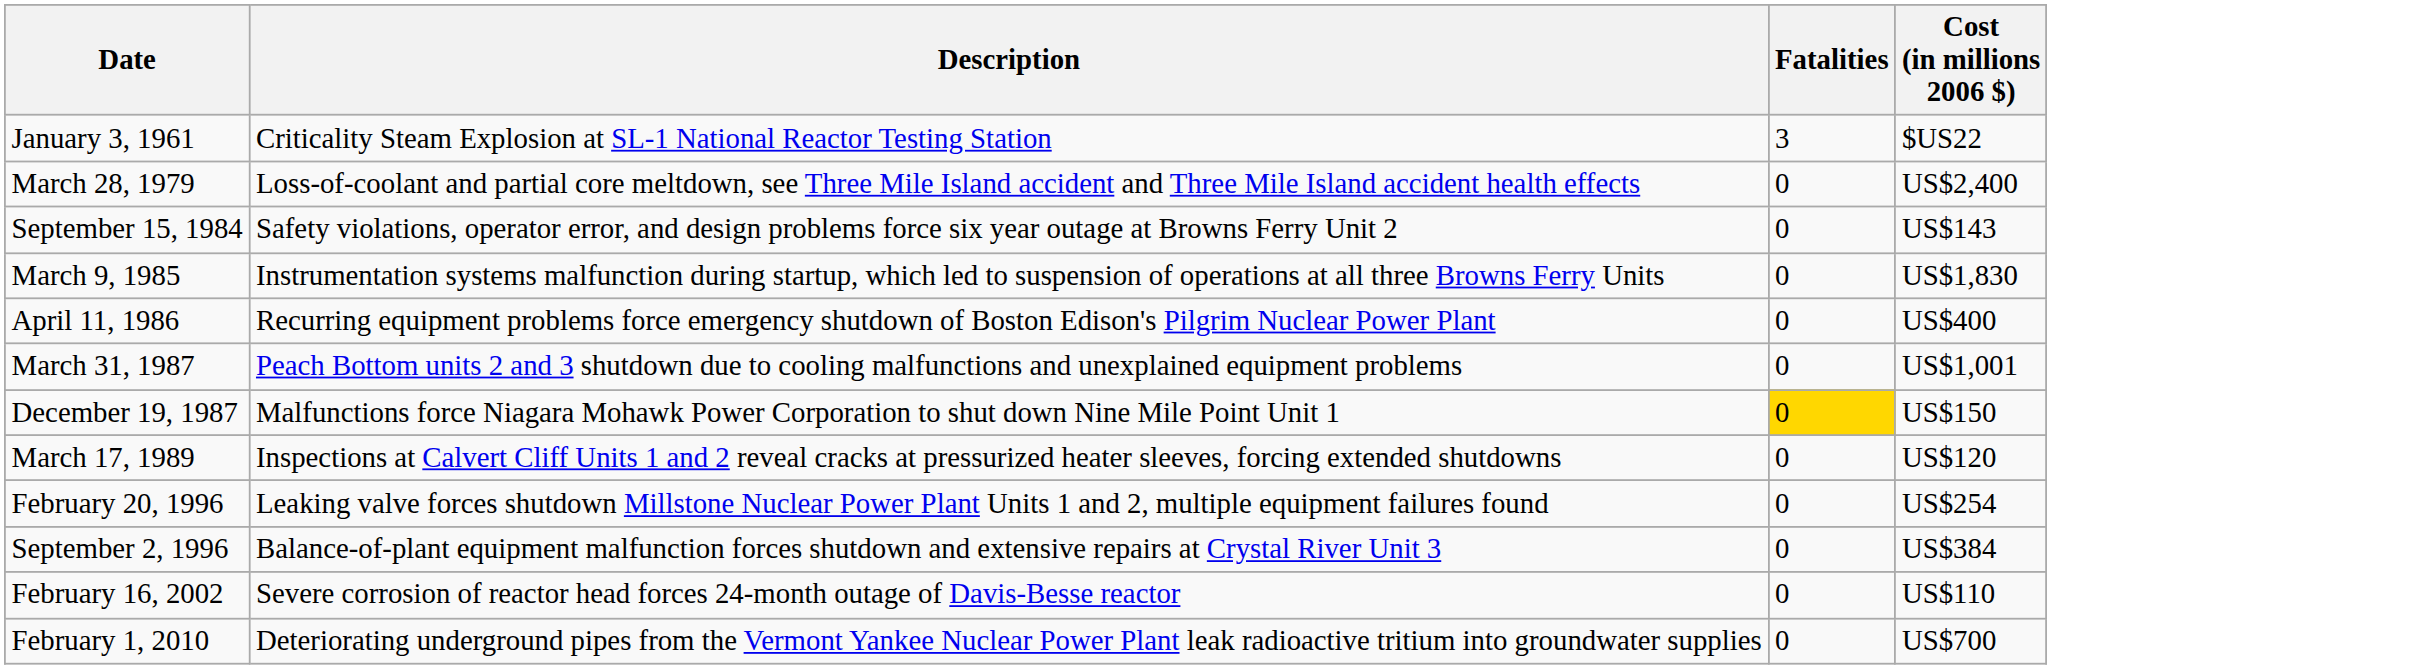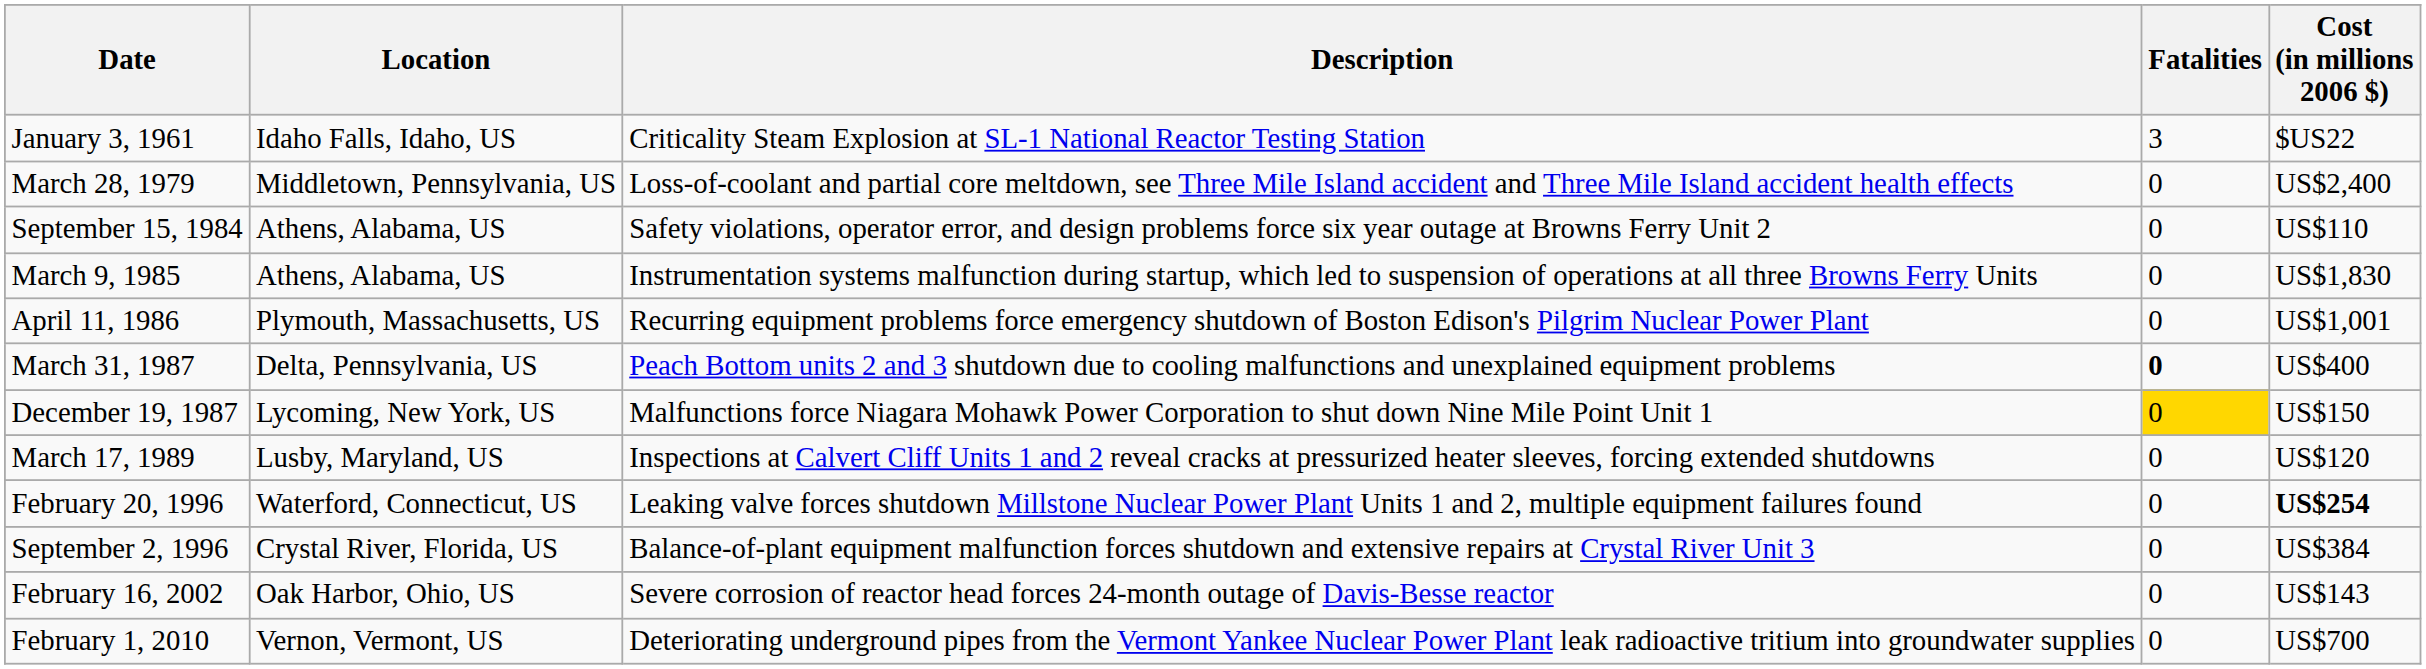+ column: (436, 59)
(1949, 229) US$143 -> (2322, 229) US$110
(1949, 320) US$400 -> (2333, 320) US$1,001
(1782, 366) normal -> (2156, 366) bold
(1960, 366) US$1,001 -> (2322, 366) US$400
(1949, 503) normal -> (2322, 503) bold
(1949, 594) US$110 -> (2322, 594) US$143
